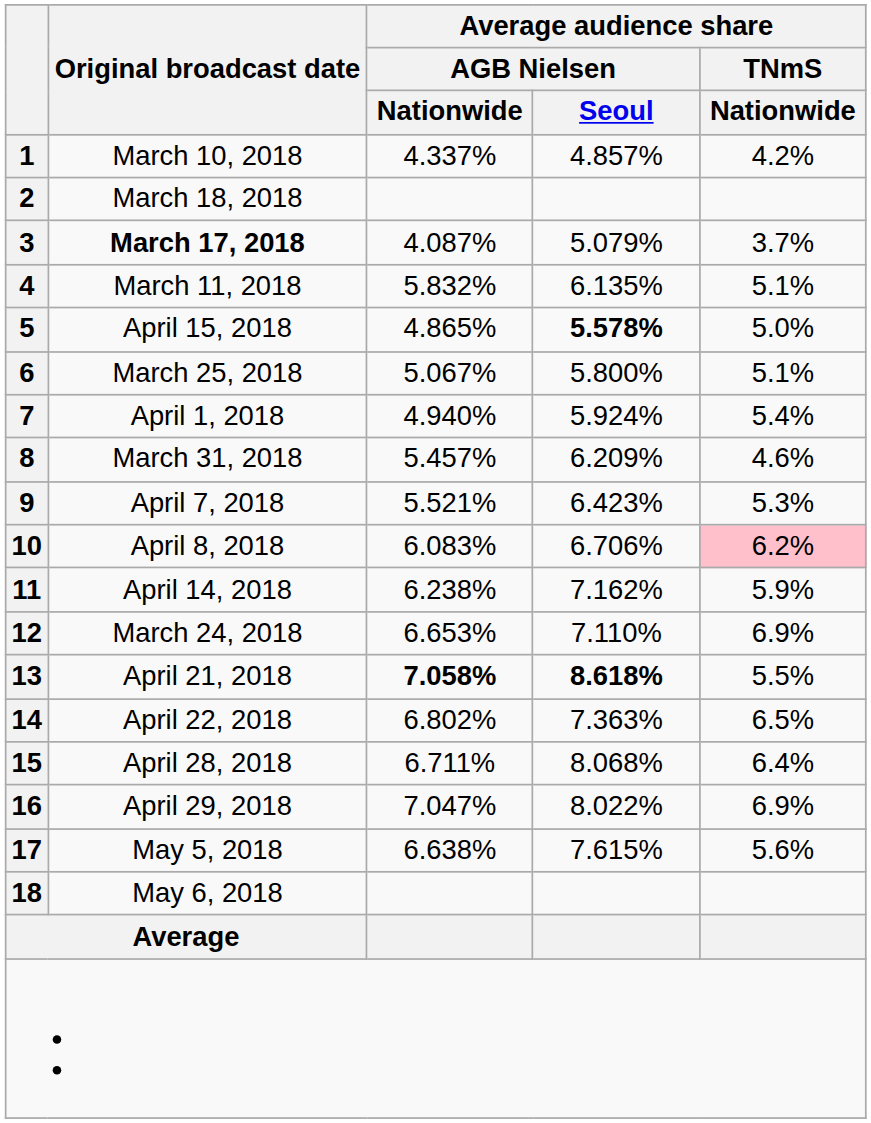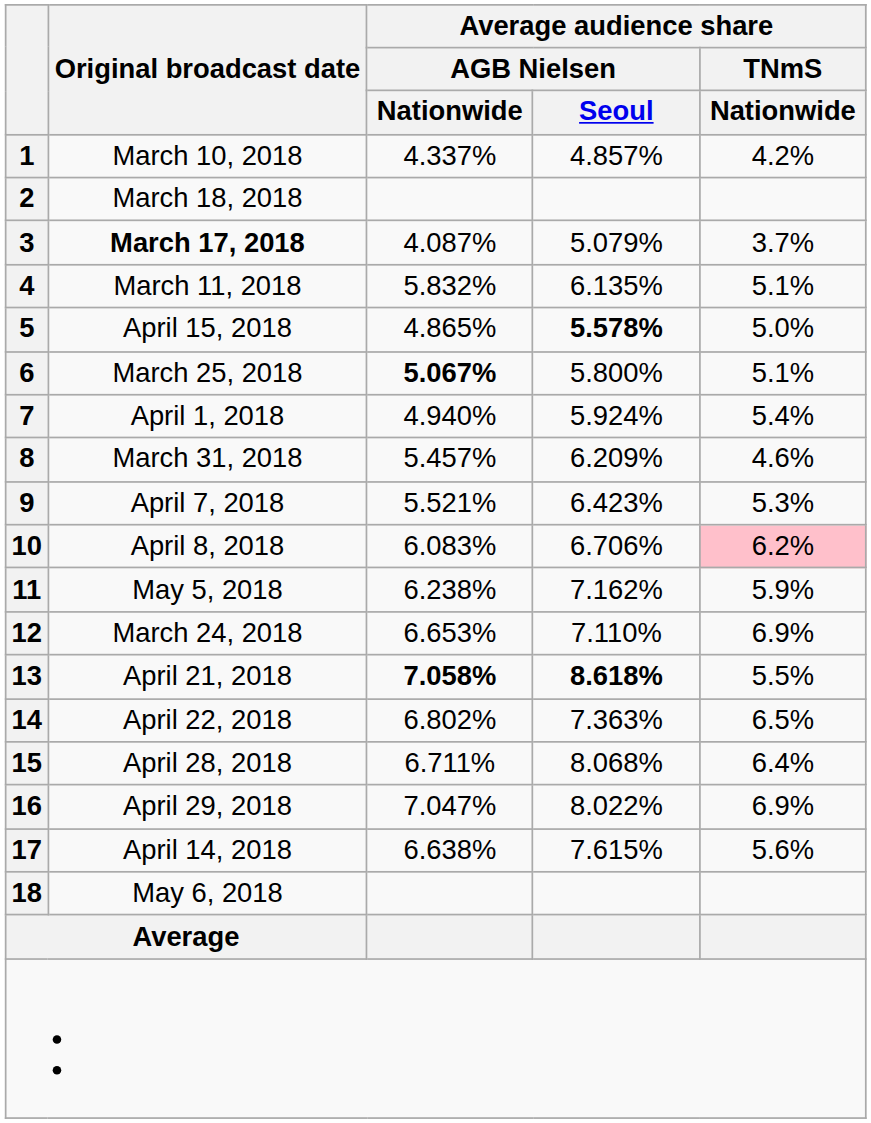(450, 372) normal -> (450, 372) bold
(207, 589) April 14, 2018 -> (207, 589) May 5, 2018
(207, 849) May 5, 2018 -> (207, 849) April 14, 2018
